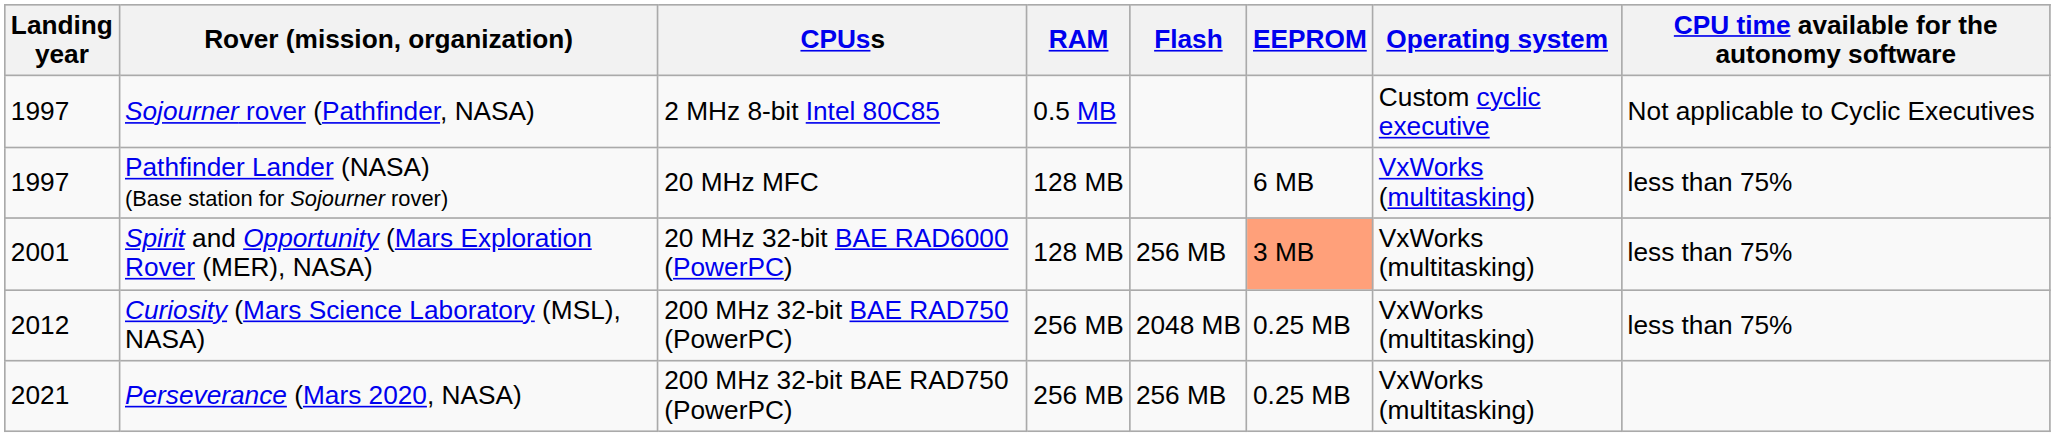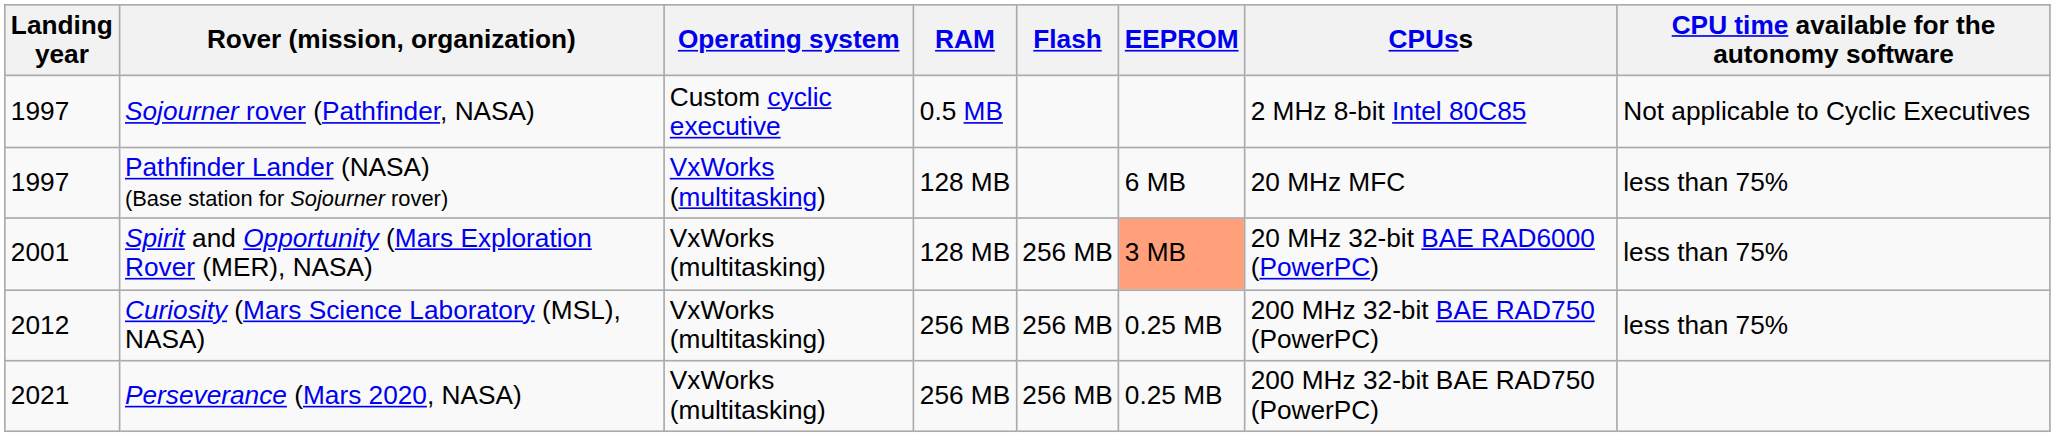columns swapped: (843, 40) <-> (1497, 40)
(1188, 324) 2048 MB -> (1068, 324) 256 MB
